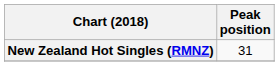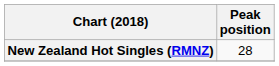(245, 50) 31 -> (245, 50) 28
